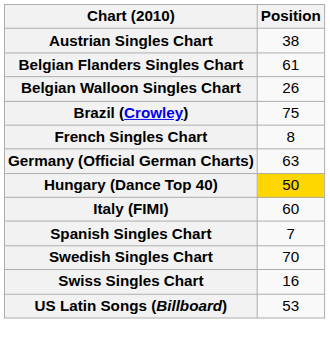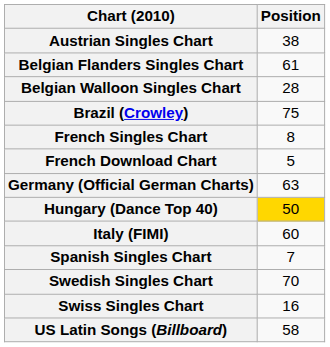(291, 88) 26 -> (291, 88) 28
+ row: (131, 161)
(291, 305) 53 -> (291, 329) 58
